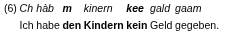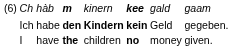+ row: (48, 40)
